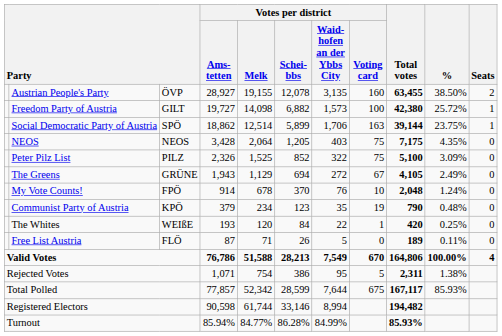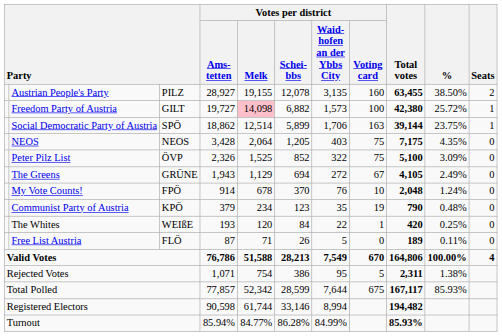(172, 92) ÖVP -> (173, 92) PILZ
(258, 109) no background -> (258, 109) pink background
(173, 158) PILZ -> (172, 158) ÖVP
